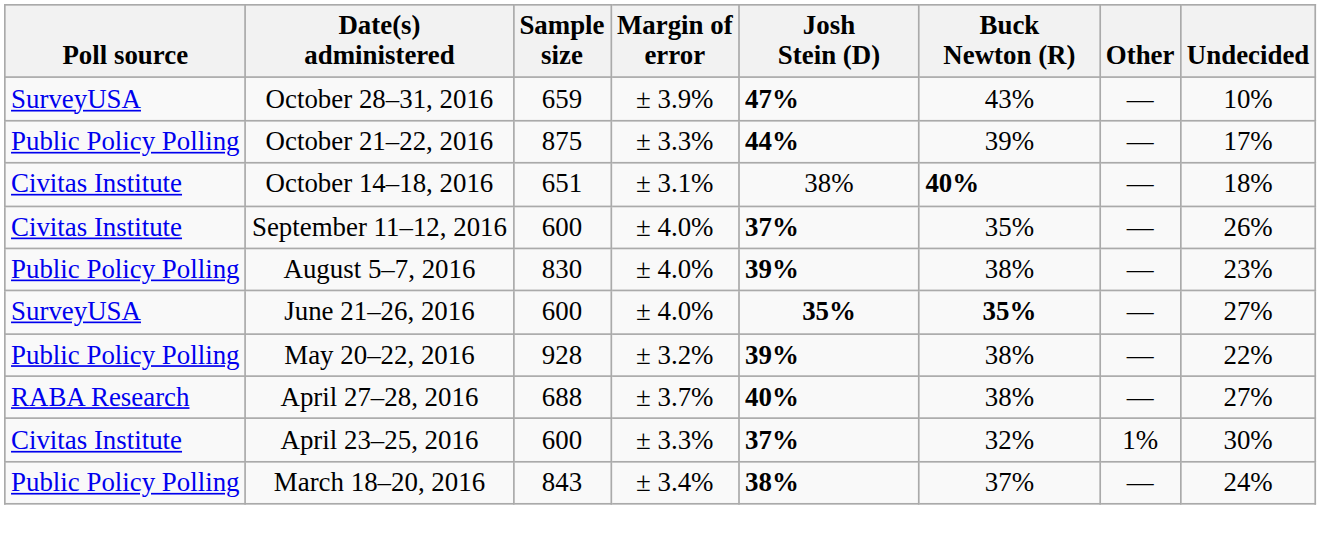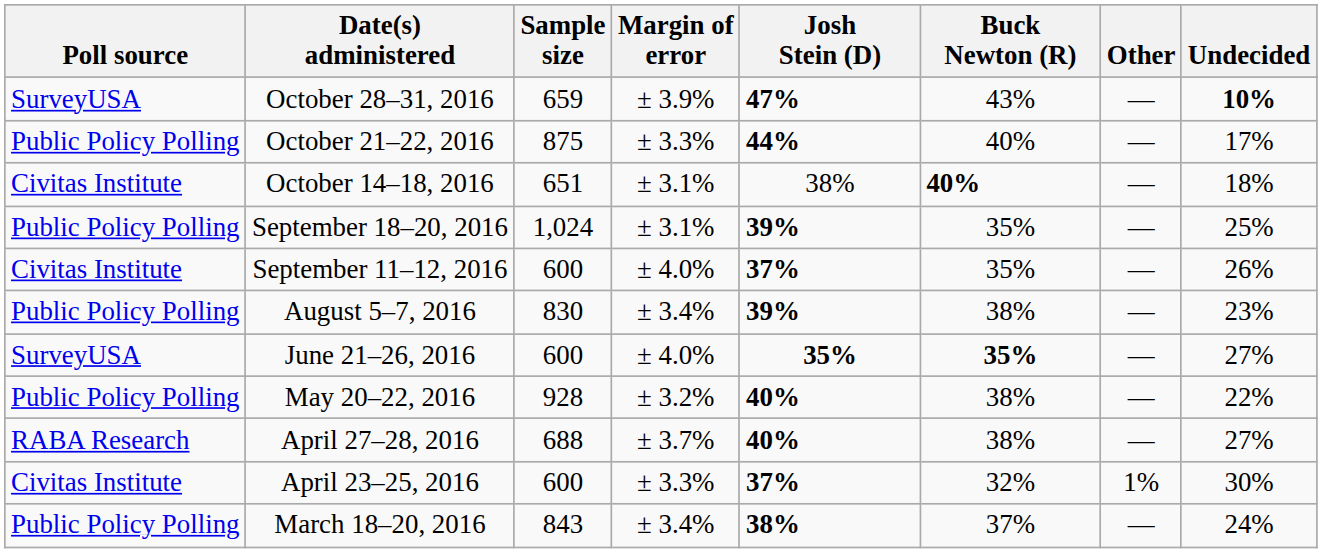(1248, 98) normal -> (1249, 98) bold
(1009, 141) 39% -> (1010, 141) 40%
+ row: (380, 226)
(675, 269) ± 4.0% -> (676, 311) ± 3.4%
(772, 354) 39% -> (773, 397) 40%
